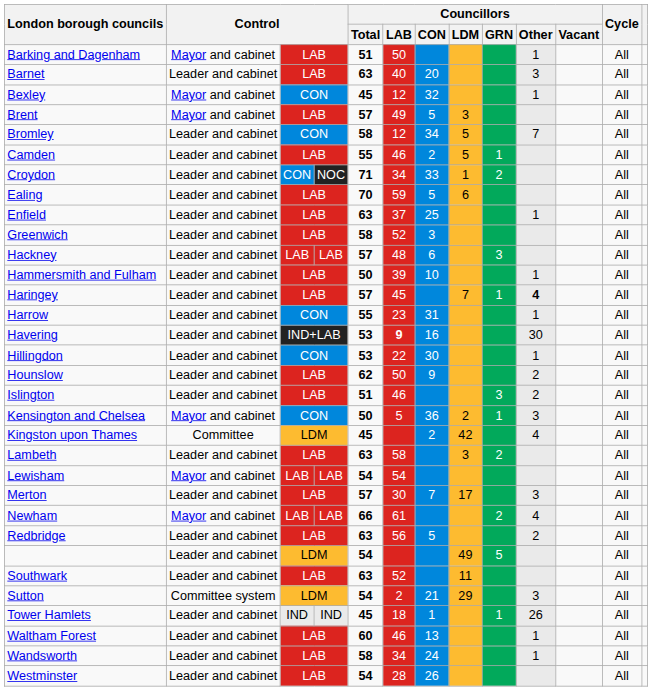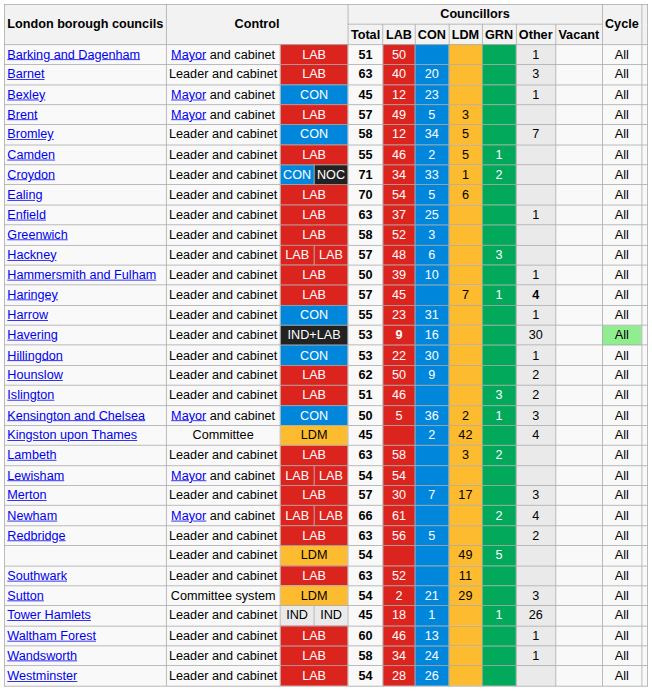(432, 94) 32 -> (432, 94) 23
(399, 194) 59 -> (399, 194) 54
(622, 335) no background -> (622, 335) lightgreen background
